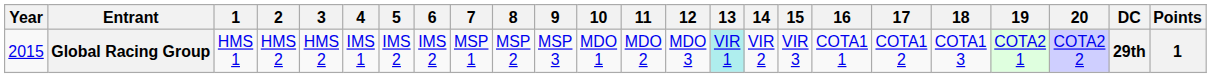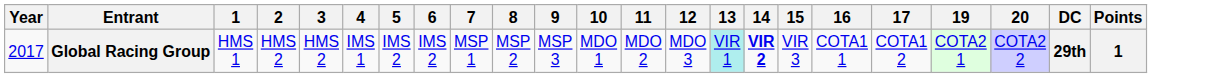- column: (961, 17)
(26, 51) 2015 -> (26, 51) 2017
(761, 51) normal -> (761, 51) bold
